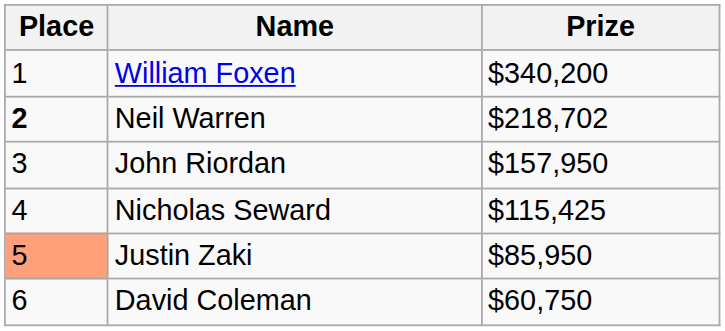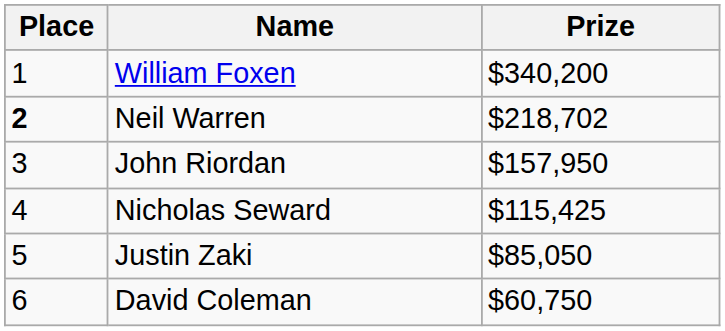(20, 255) lightsalmon background -> (20, 255) no background
(540, 255) $85,950 -> (540, 255) $85,050
